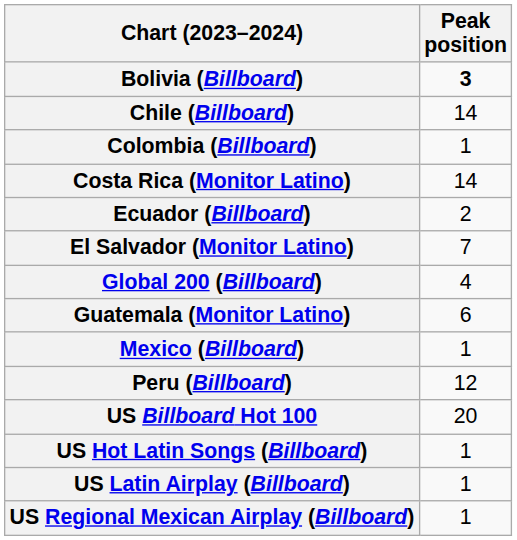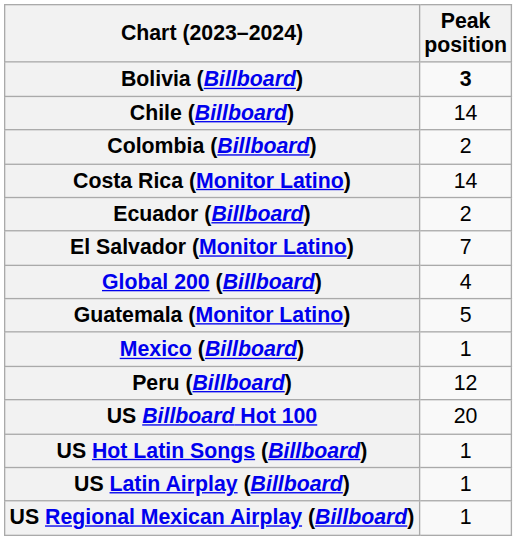(466, 146) 1 -> (466, 146) 2
(466, 315) 6 -> (466, 315) 5
